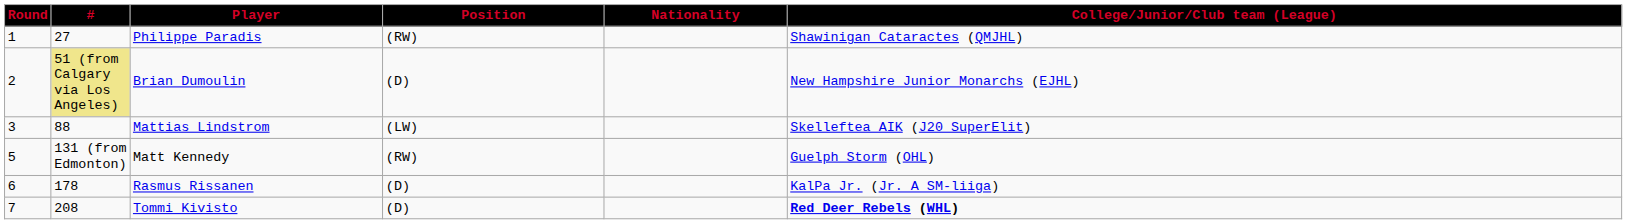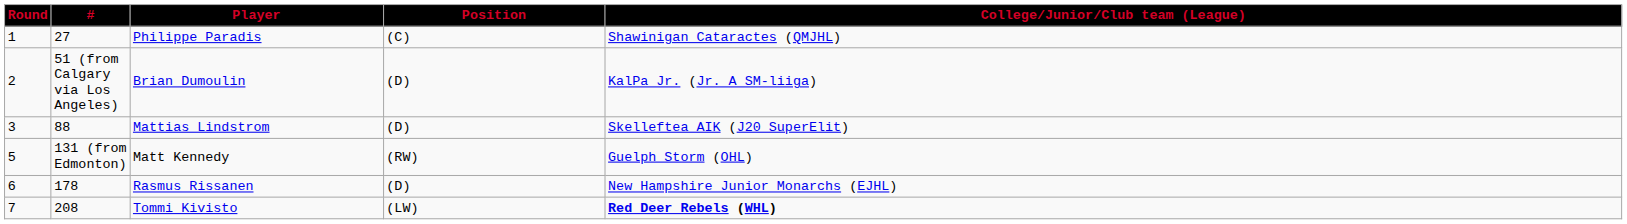- column: (696, 15)
(402, 37) (RW) -> (398, 37) (C)
(86, 82) khaki background -> (86, 82) no background
(935, 82) New Hampshire Junior Monarchs (EJHL) -> (713, 82) KalPa Jr. (Jr. A SM-liiga)
(402, 127) (LW) -> (398, 127) (D)
(895, 186) KalPa Jr. (Jr. A SM-liiga) -> (753, 186) New Hampshire Junior Monarchs (EJHL)
(398, 208) (D) -> (402, 208) (LW)
